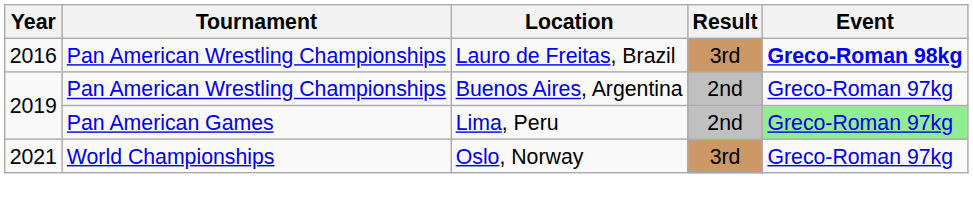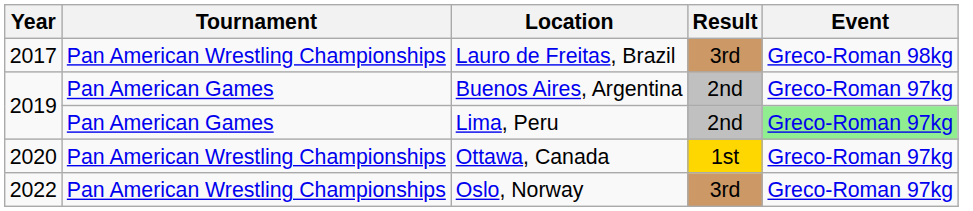(33, 55) 2016 -> (33, 55) 2017
(865, 55) bold -> (860, 55) normal
(256, 89) Pan American Wrestling Championships -> (170, 89) Pan American Games
+ row: (533, 156)
(33, 156) 2021 -> (33, 190) 2022
(171, 156) World Championships -> (256, 190) Pan American Wrestling Championships
